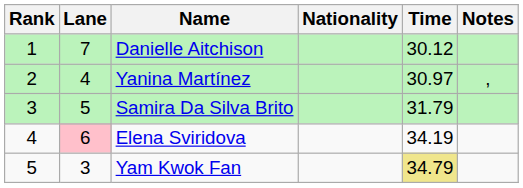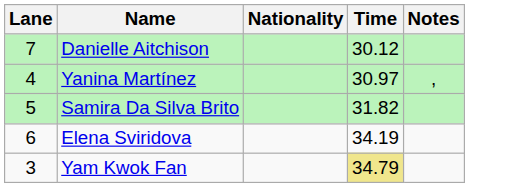- column: (32, 19)
(430, 108) 31.79 -> (376, 108) 31.82
(85, 138) pink background -> (31, 138) no background
